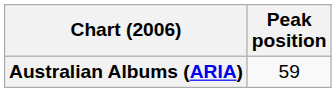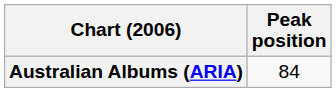(289, 71) 59 -> (289, 71) 84
